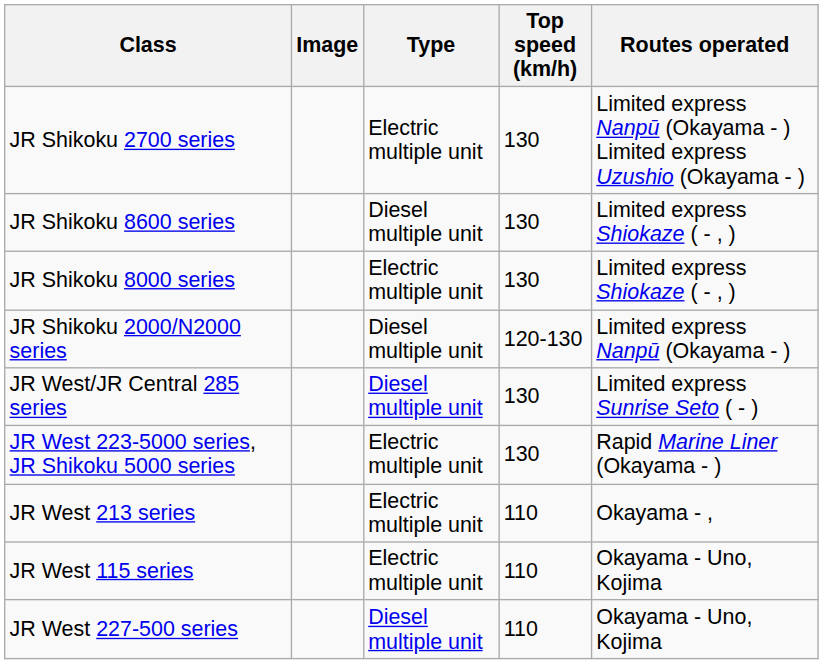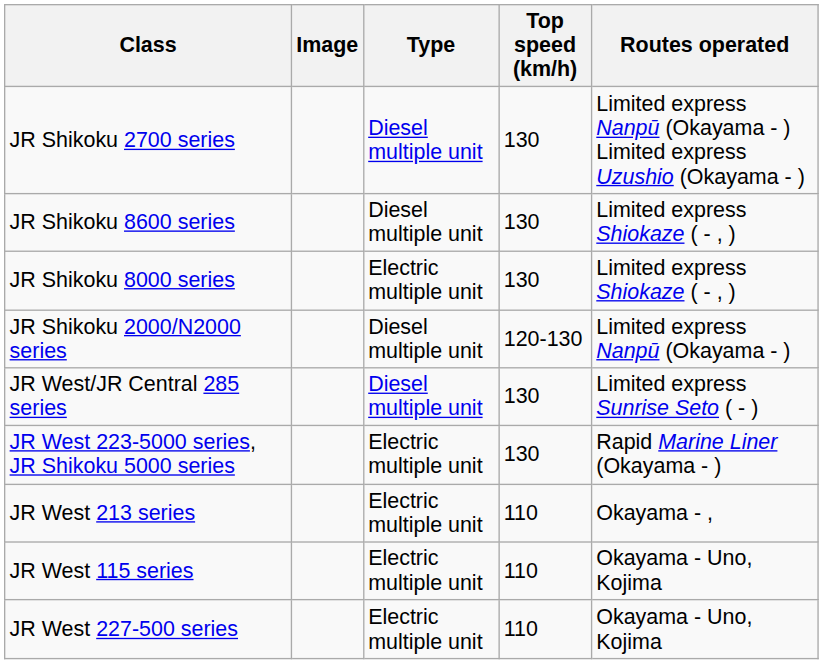(425, 139) Electric multiple unit -> (425, 139) Diesel multiple unit
(425, 629) Diesel multiple unit -> (425, 629) Electric multiple unit
